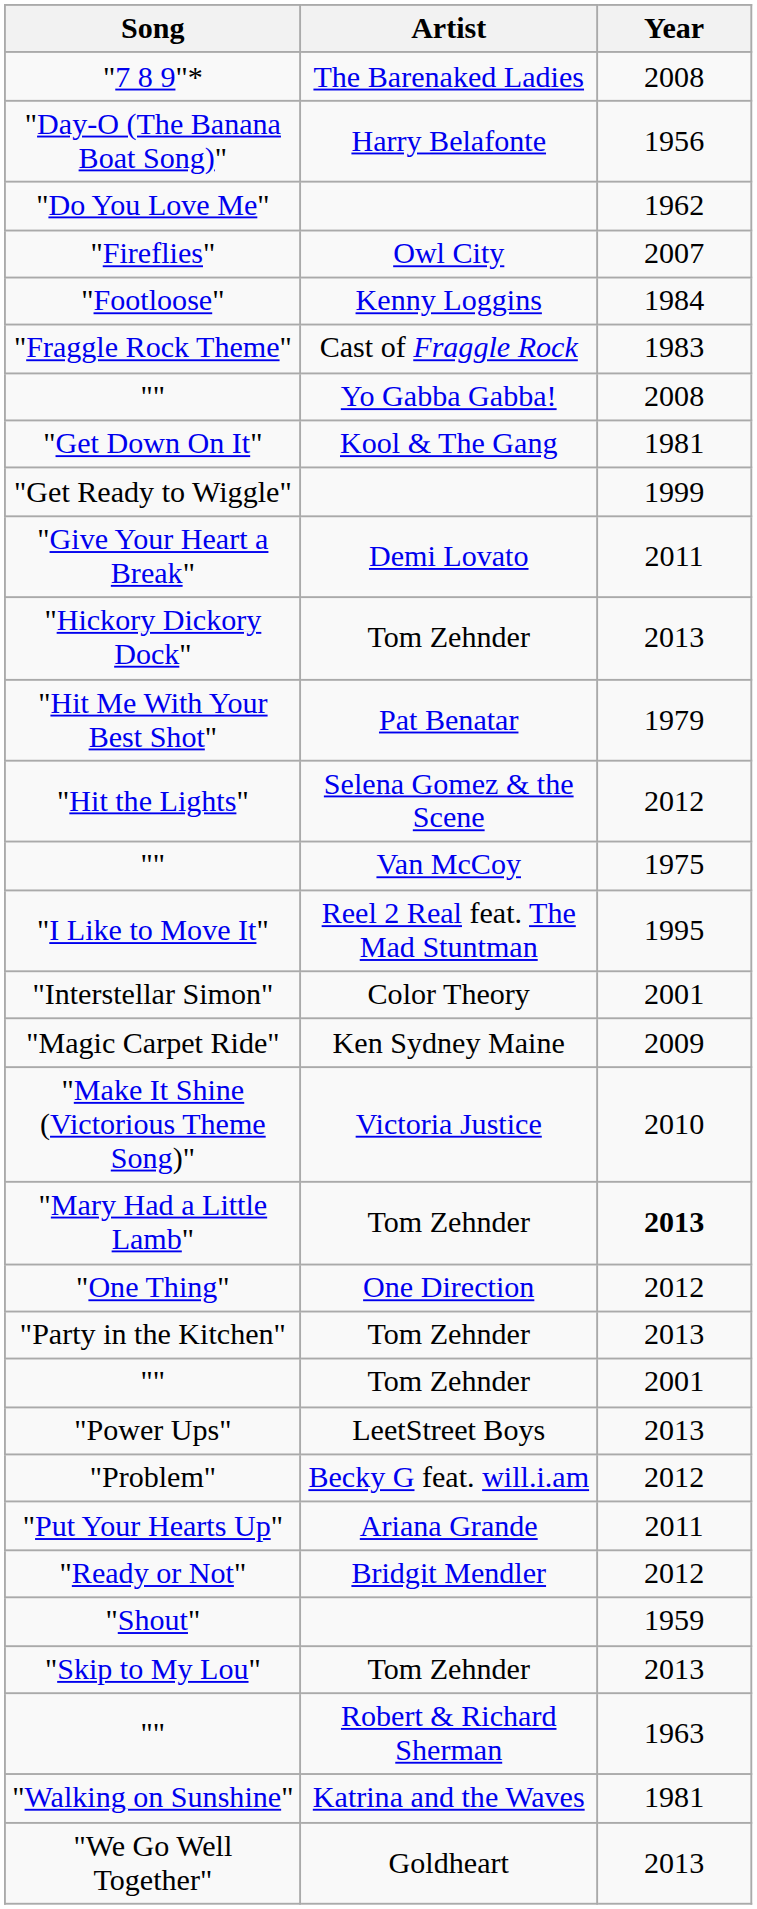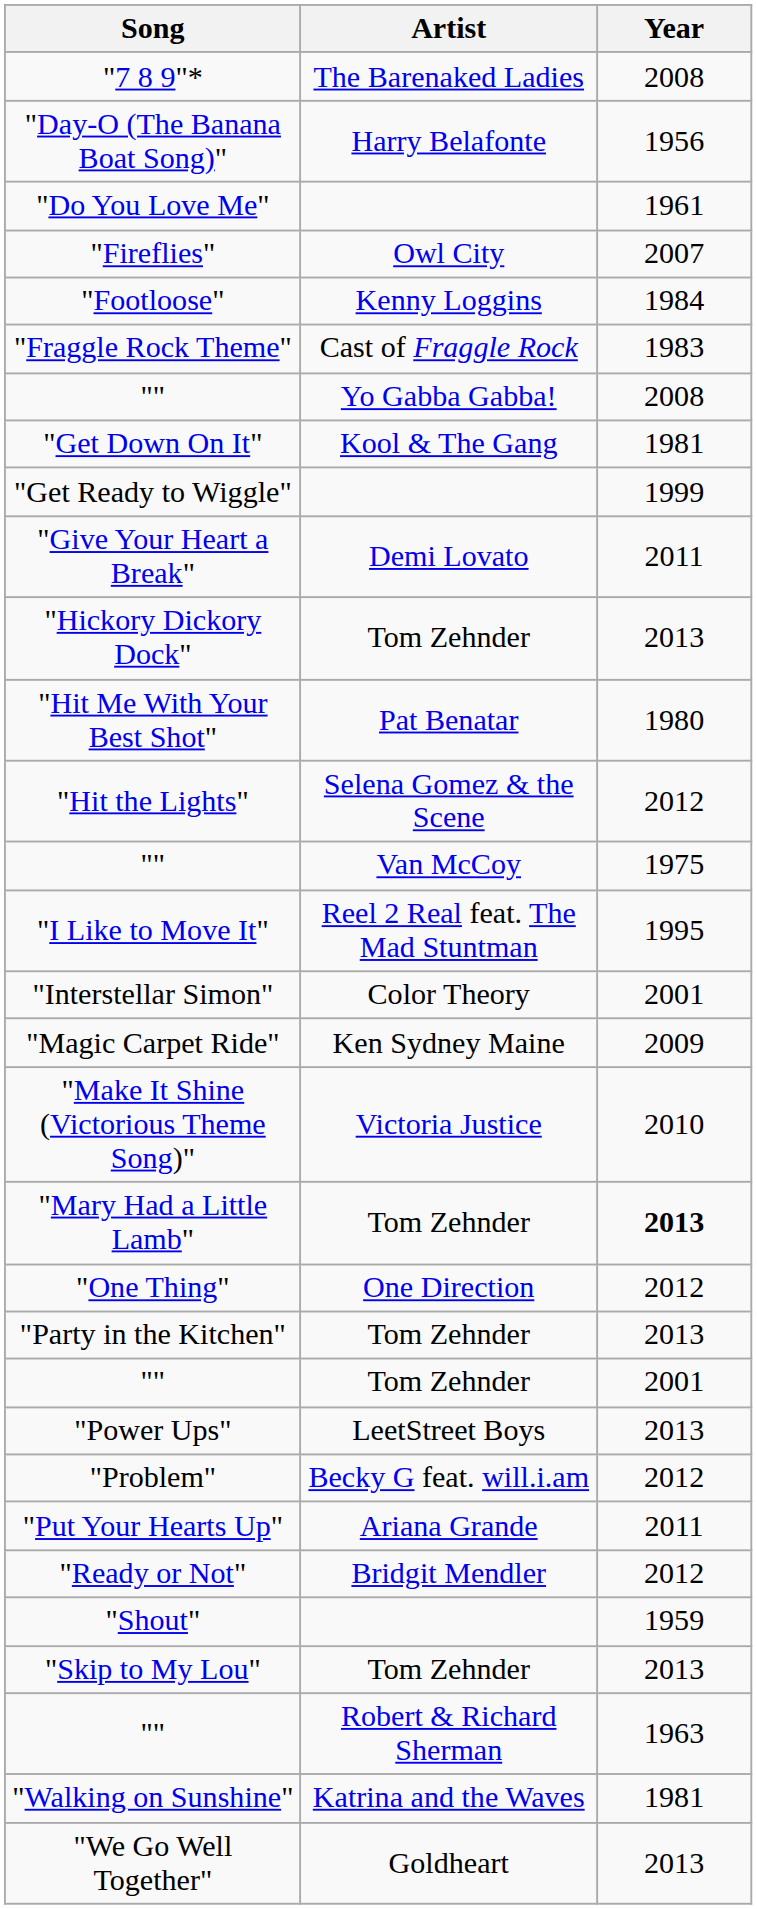(674, 205) 1962 -> (674, 205) 1961
(674, 719) 1979 -> (674, 719) 1980
